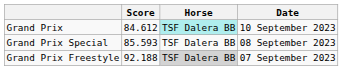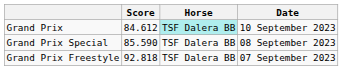(141, 42) 85.593 -> (141, 42) 85.590
(141, 58) 92.188 -> (141, 58) 92.818
(199, 58) lightgrey background -> (199, 58) no background
